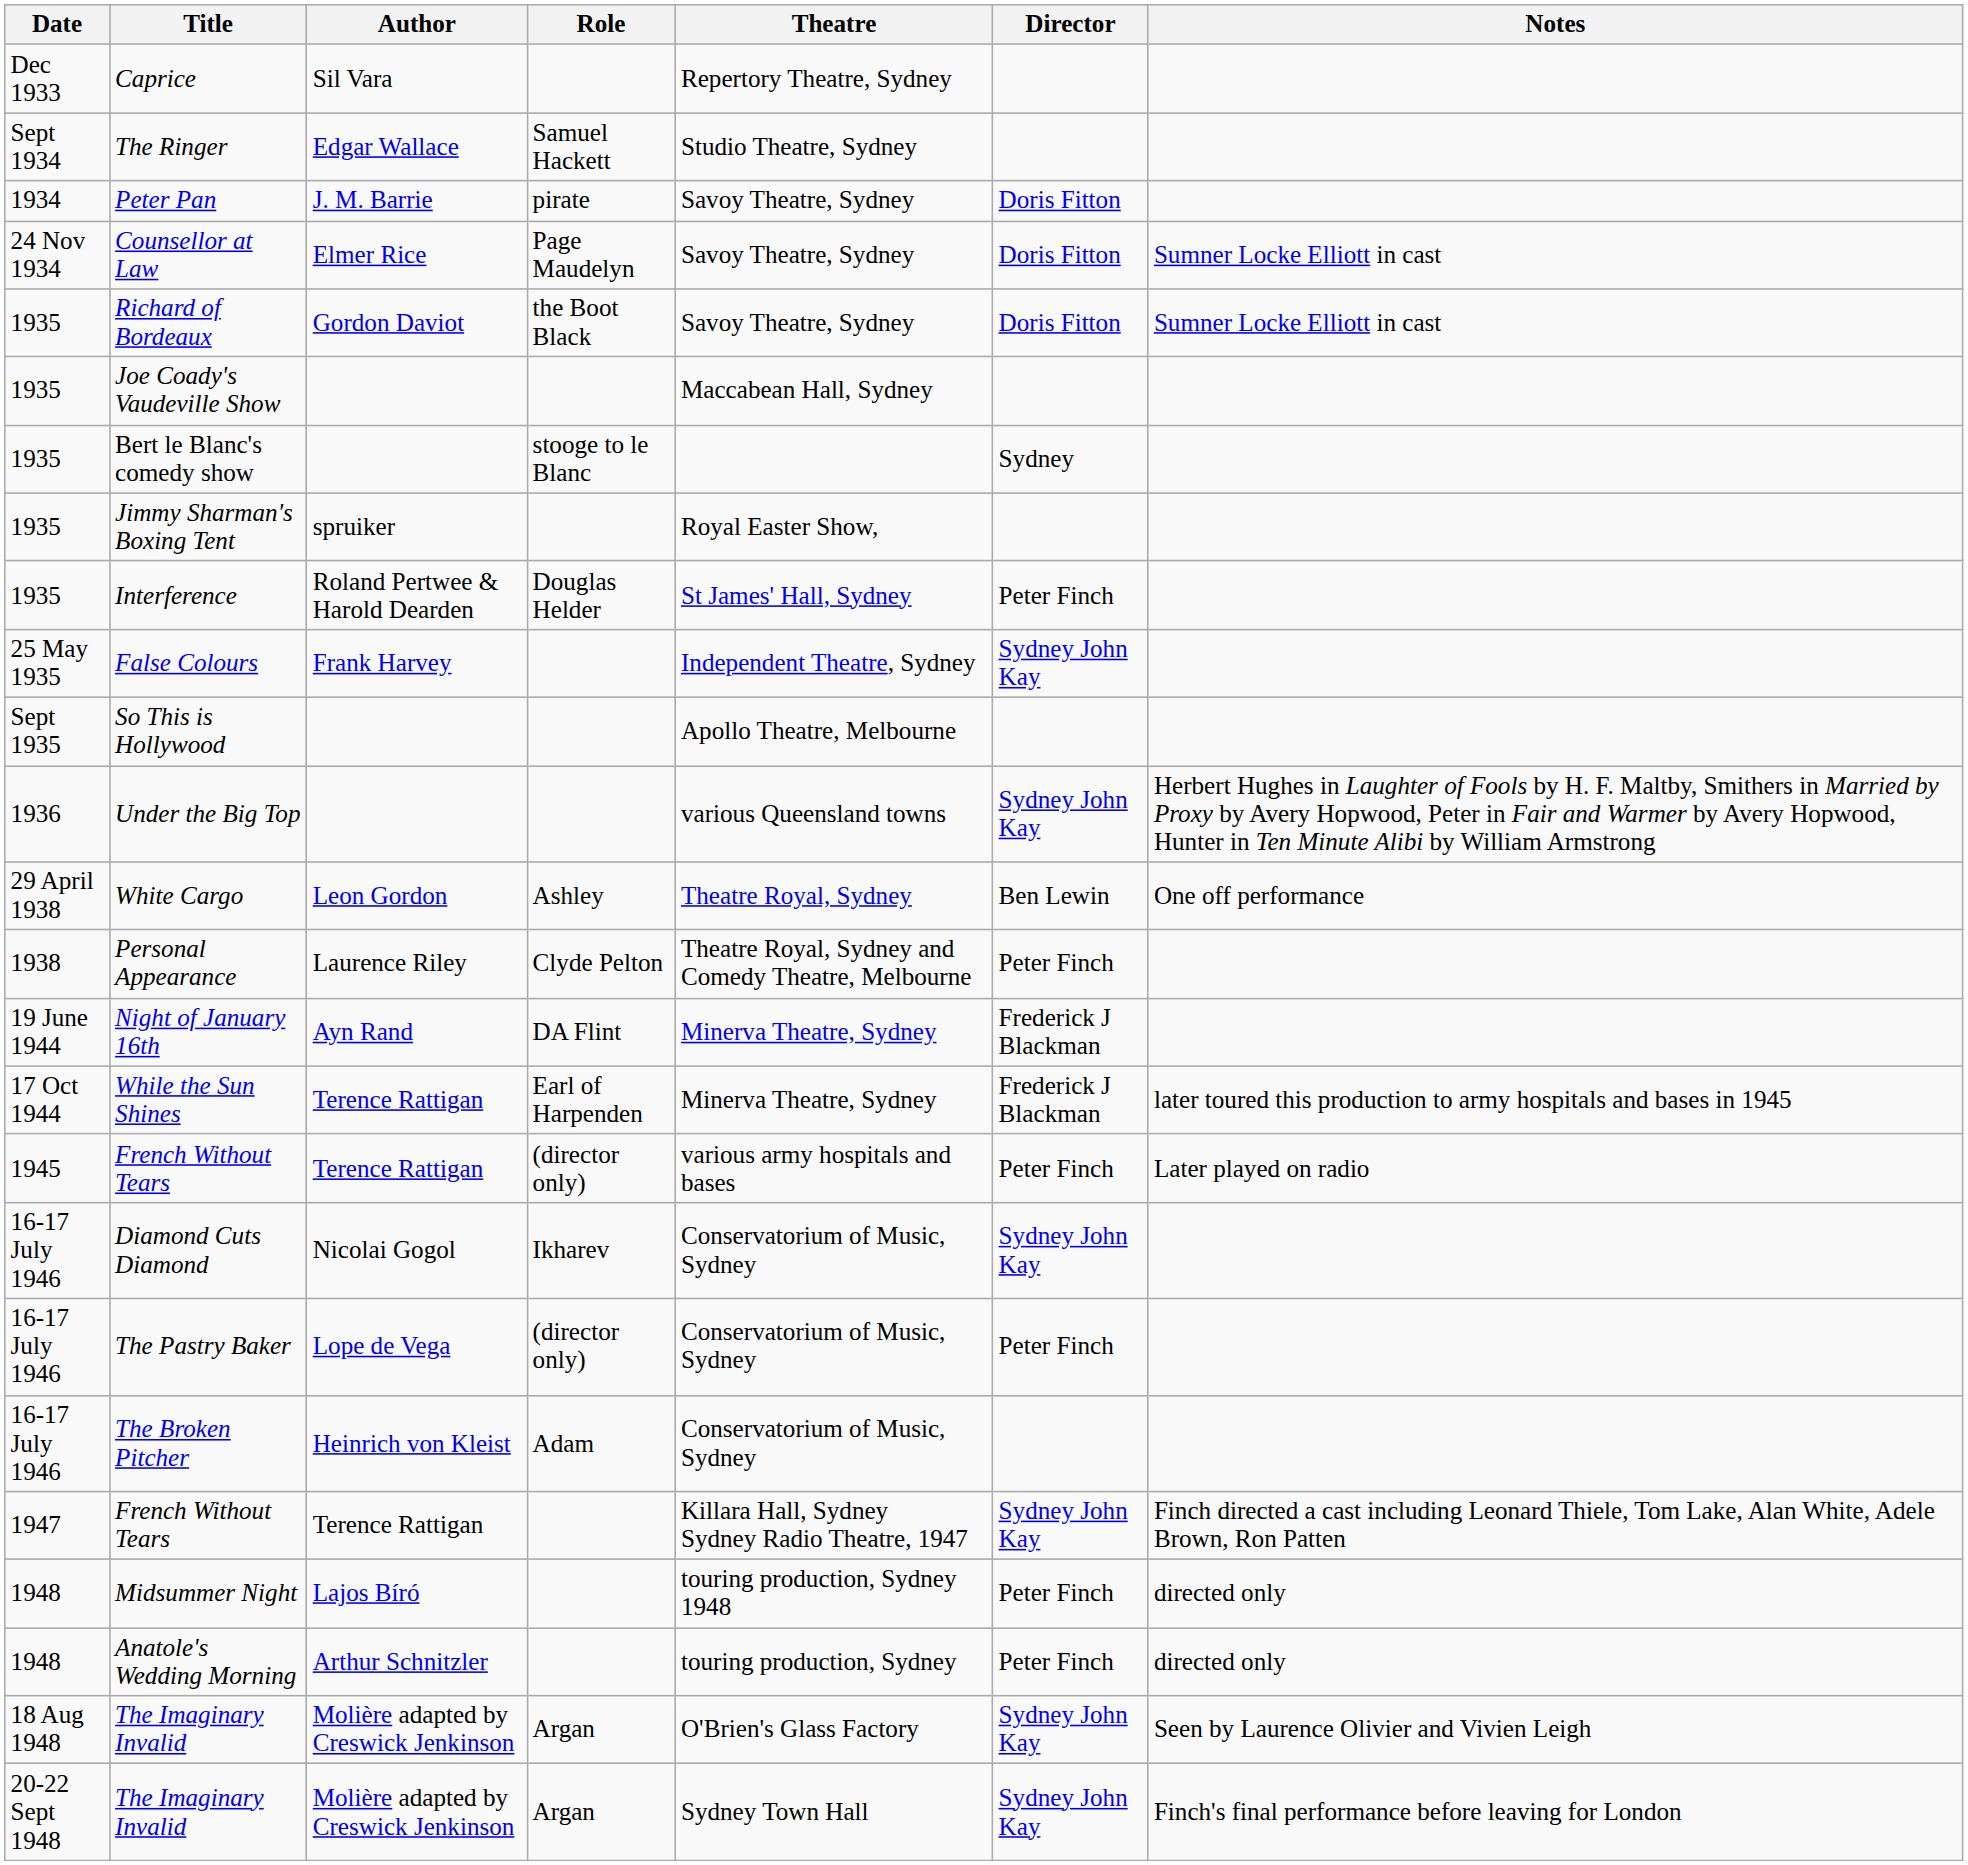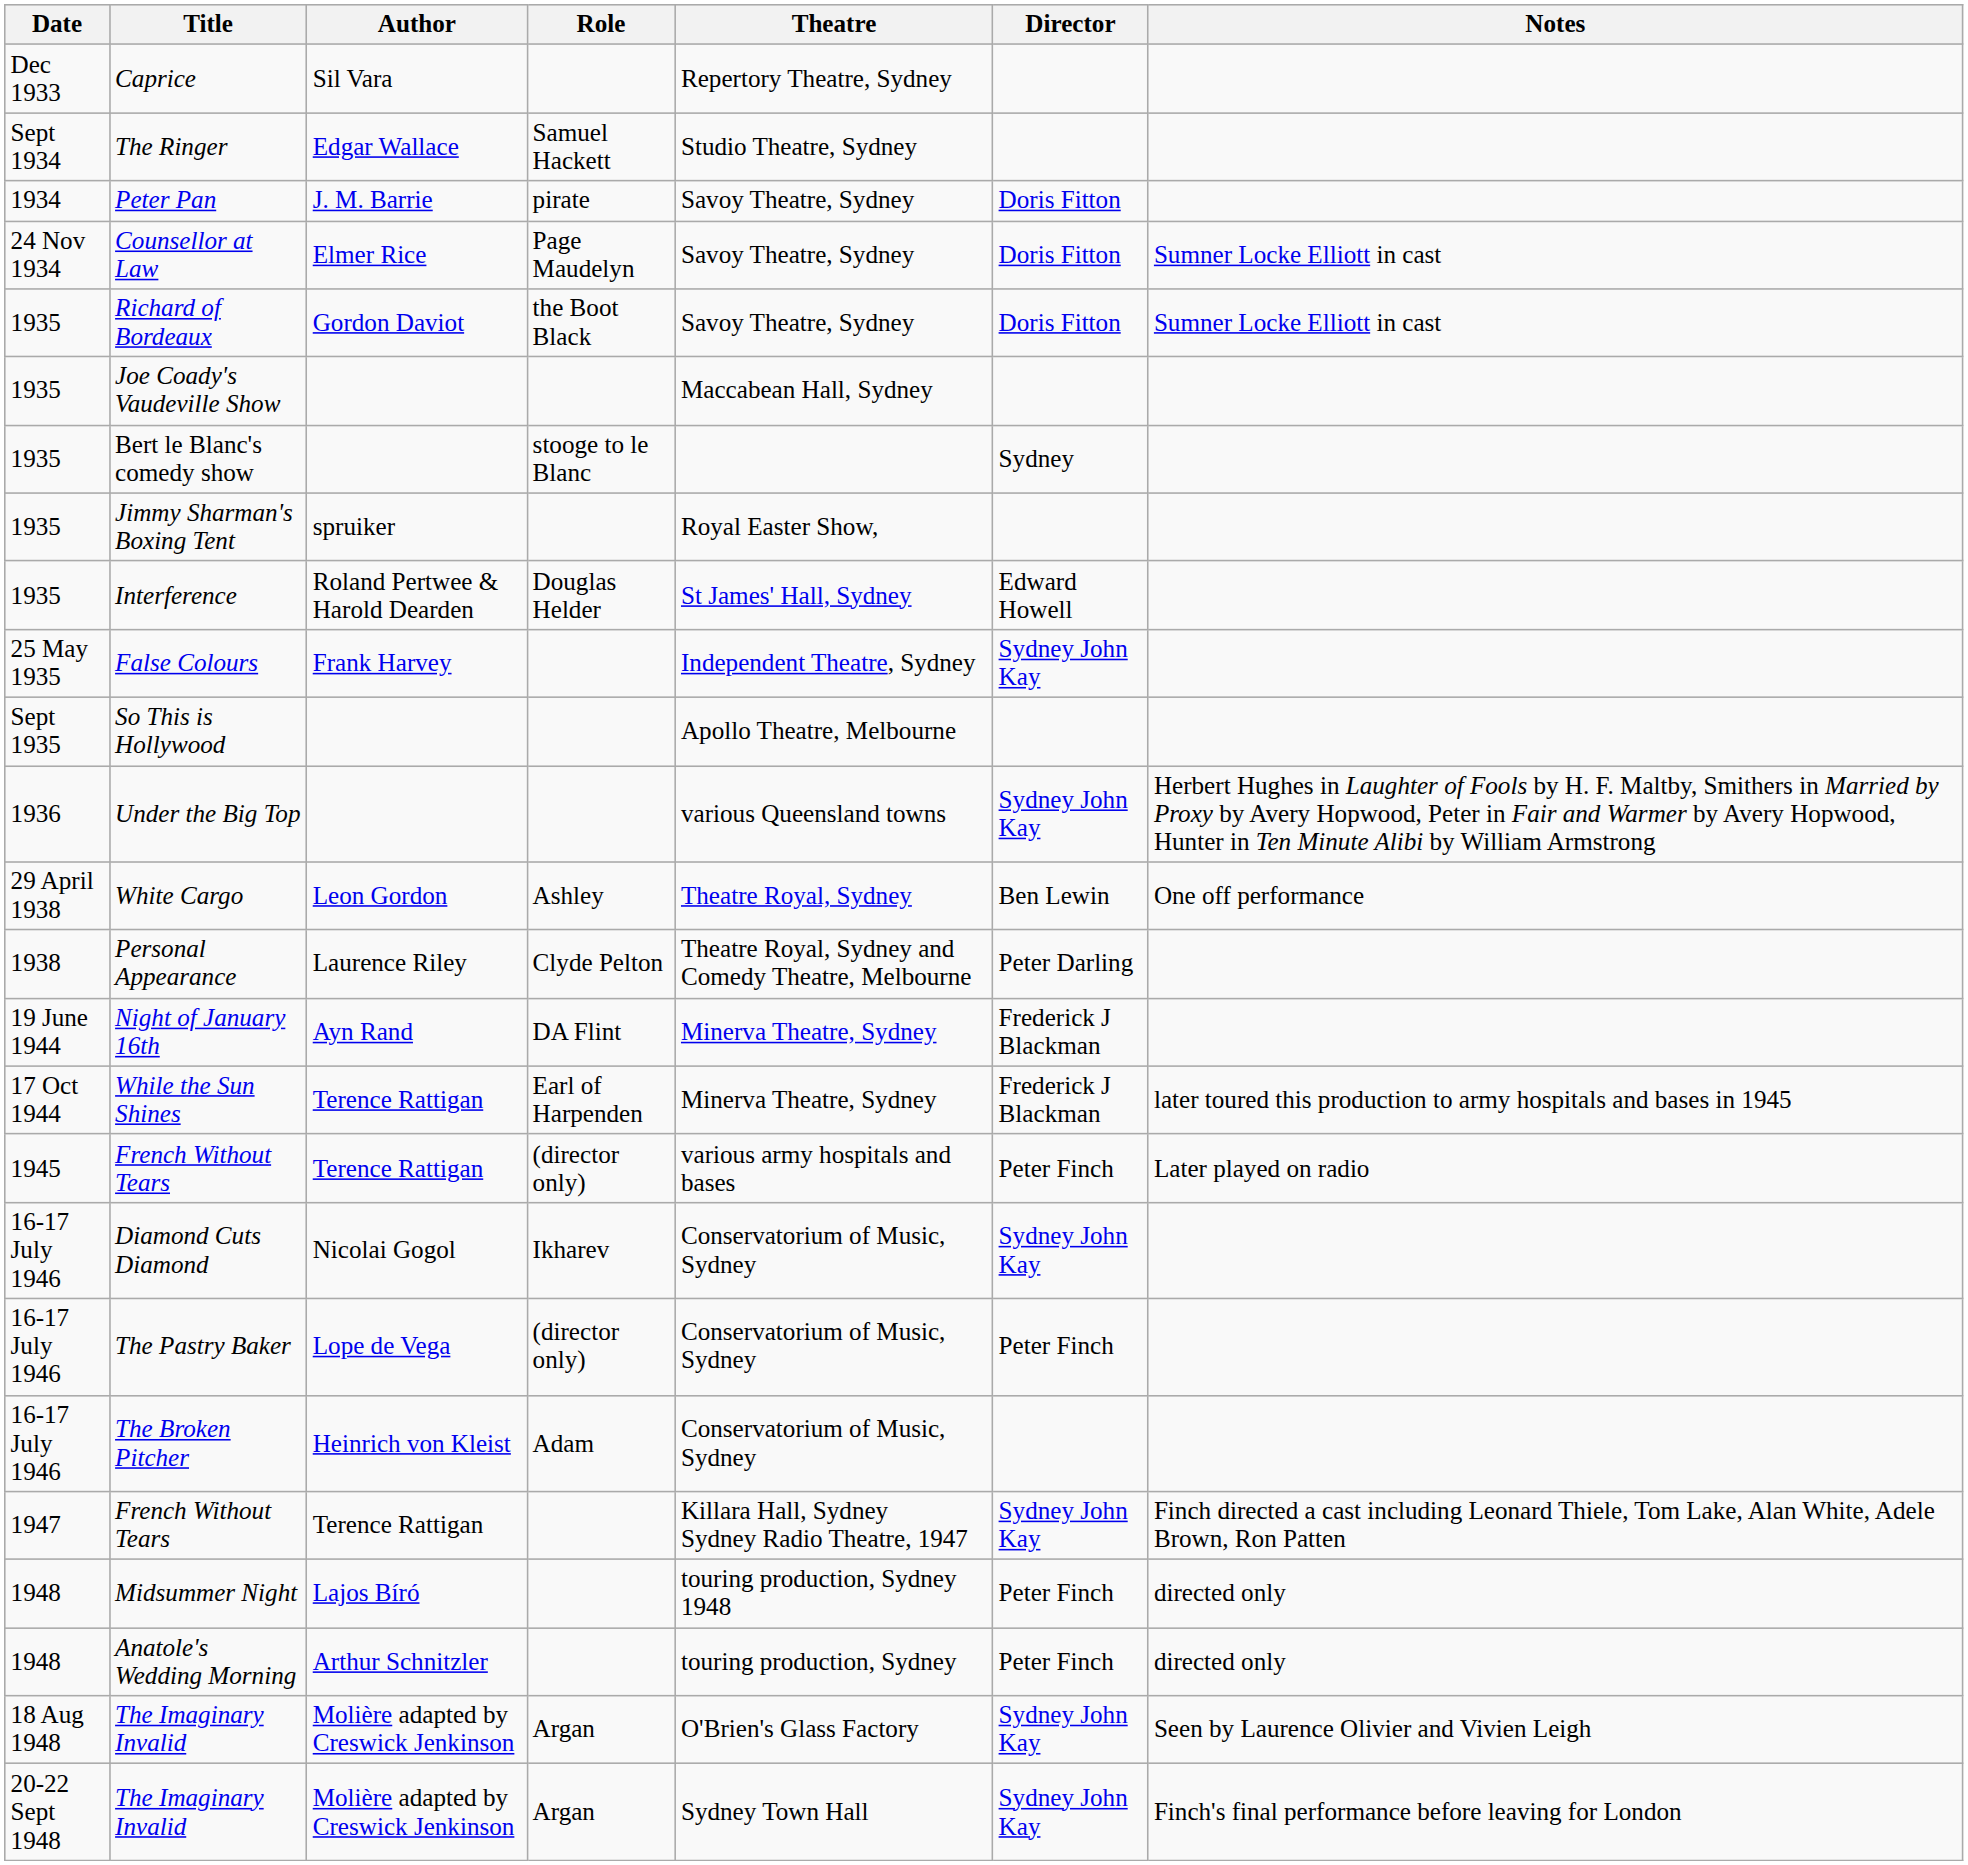(1056, 594) Peter Finch -> (1038, 594) Edward Howell
(1056, 963) Peter Finch -> (1066, 963) Peter Darling
